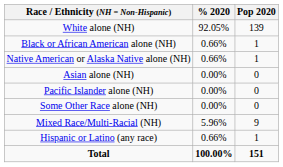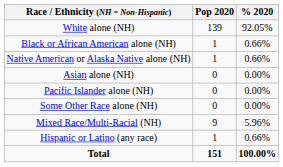columns swapped: (256, 12) <-> (214, 12)
